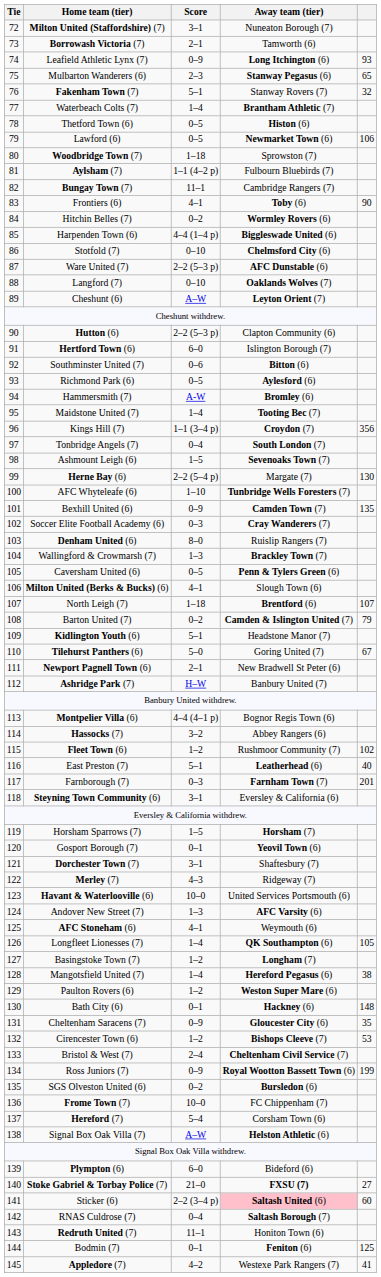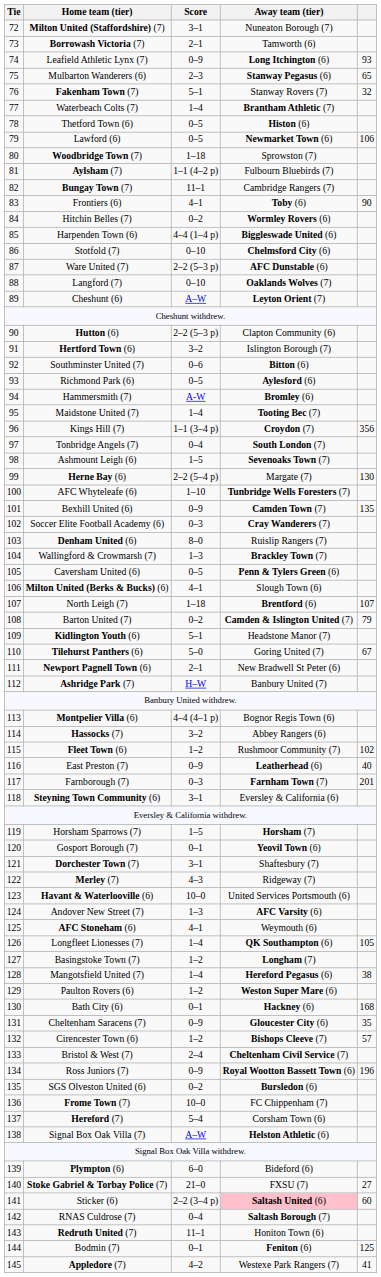(196, 349) 6–0 -> (196, 349) 3–2
(196, 765) 5–1 -> (196, 765) 0–9
(367, 1007) 148 -> (367, 1007) 168
(367, 1038) 53 -> (367, 1038) 57
(367, 1070) 199 -> (367, 1070) 196
(289, 1184) bold -> (289, 1184) normal
